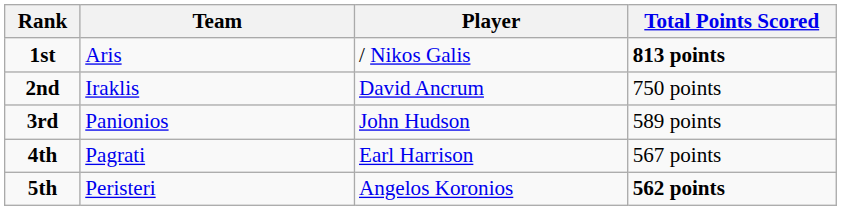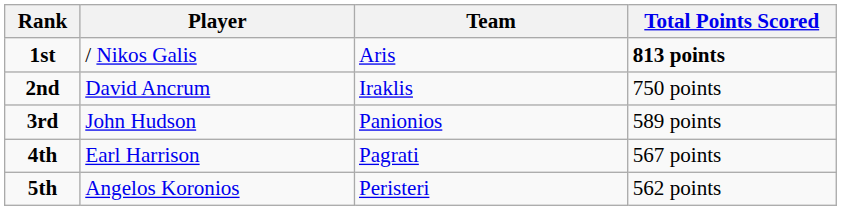columns swapped: (491, 21) <-> (217, 21)
(679, 188) bold -> (677, 188) normal
